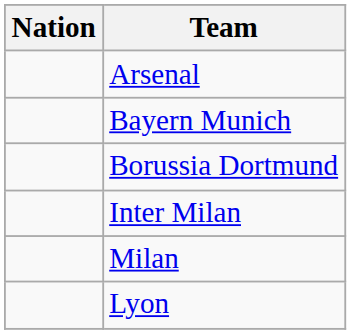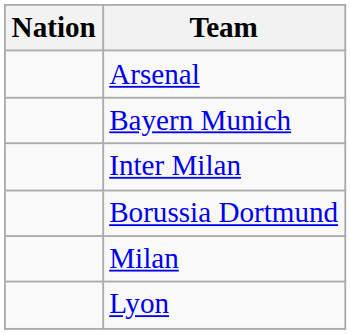rows swapped: (224, 166) <-> (175, 212)
